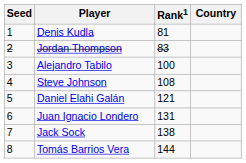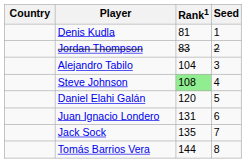columns swapped: (216, 14) <-> (19, 14)
(166, 65) 100 -> (187, 65) 104
(166, 82) no background -> (187, 82) lightgreen background
(166, 99) 121 -> (187, 99) 120
(166, 132) 138 -> (187, 132) 135
